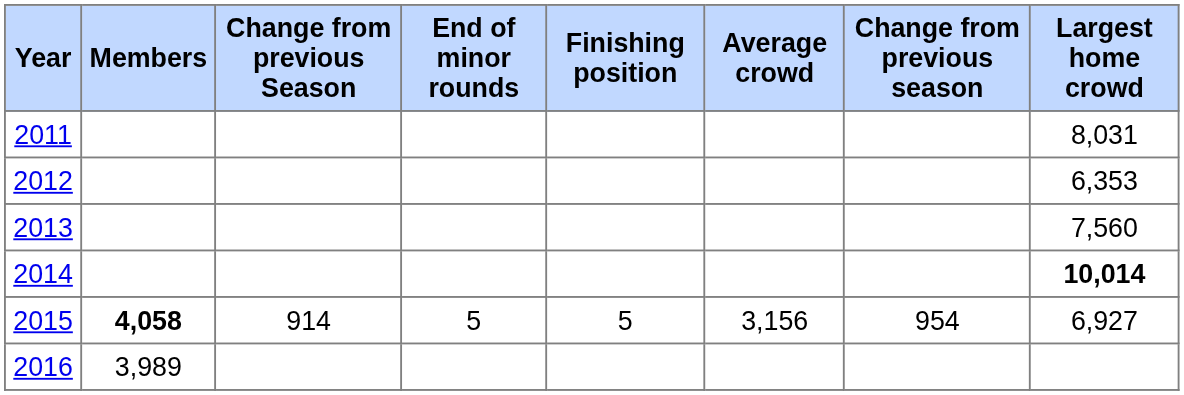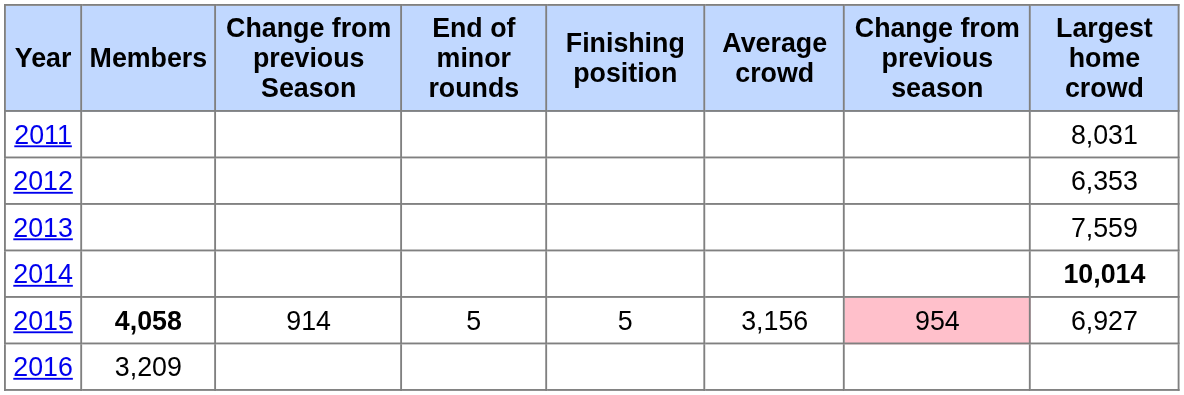(1104, 227) 7,560 -> (1104, 227) 7,559
(937, 320) no background -> (937, 320) pink background
(148, 367) 3,989 -> (148, 367) 3,209
